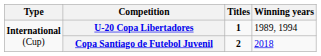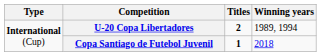(239, 28) 1 -> (239, 28) 2
(239, 44) 2 -> (239, 44) 1
